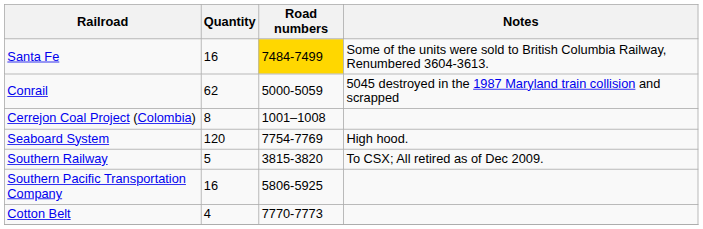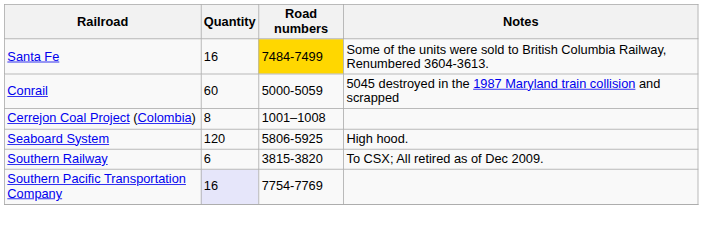(211, 91) 62 -> (211, 91) 60
(292, 139) 7754-7769 -> (292, 139) 5806-5925
(207, 159) 5 -> (207, 159) 6
(211, 186) no background -> (211, 186) lavender background
(292, 186) 5806-5925 -> (292, 186) 7754-7769
- row: (39, 214)
